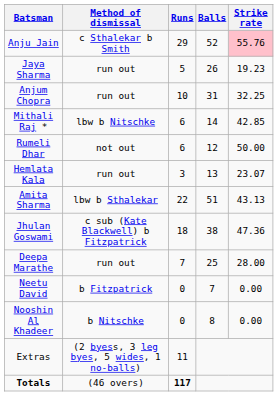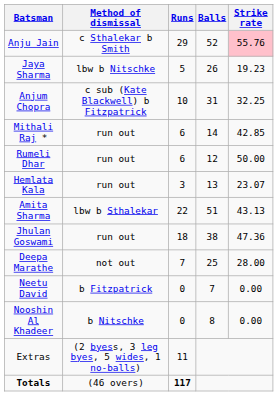(116, 69) run out -> (116, 69) lbw b Nitschke
(116, 96) run out -> (116, 101) c sub (Kate Blackwell) b Fitzpatrick
(116, 122) lbw b Nitschke -> (116, 132) run out
(116, 148) not out -> (116, 158) run out
(116, 231) c sub (Kate Blackwell) b Fitzpatrick -> (116, 237) run out
(116, 263) run out -> (116, 263) not out
